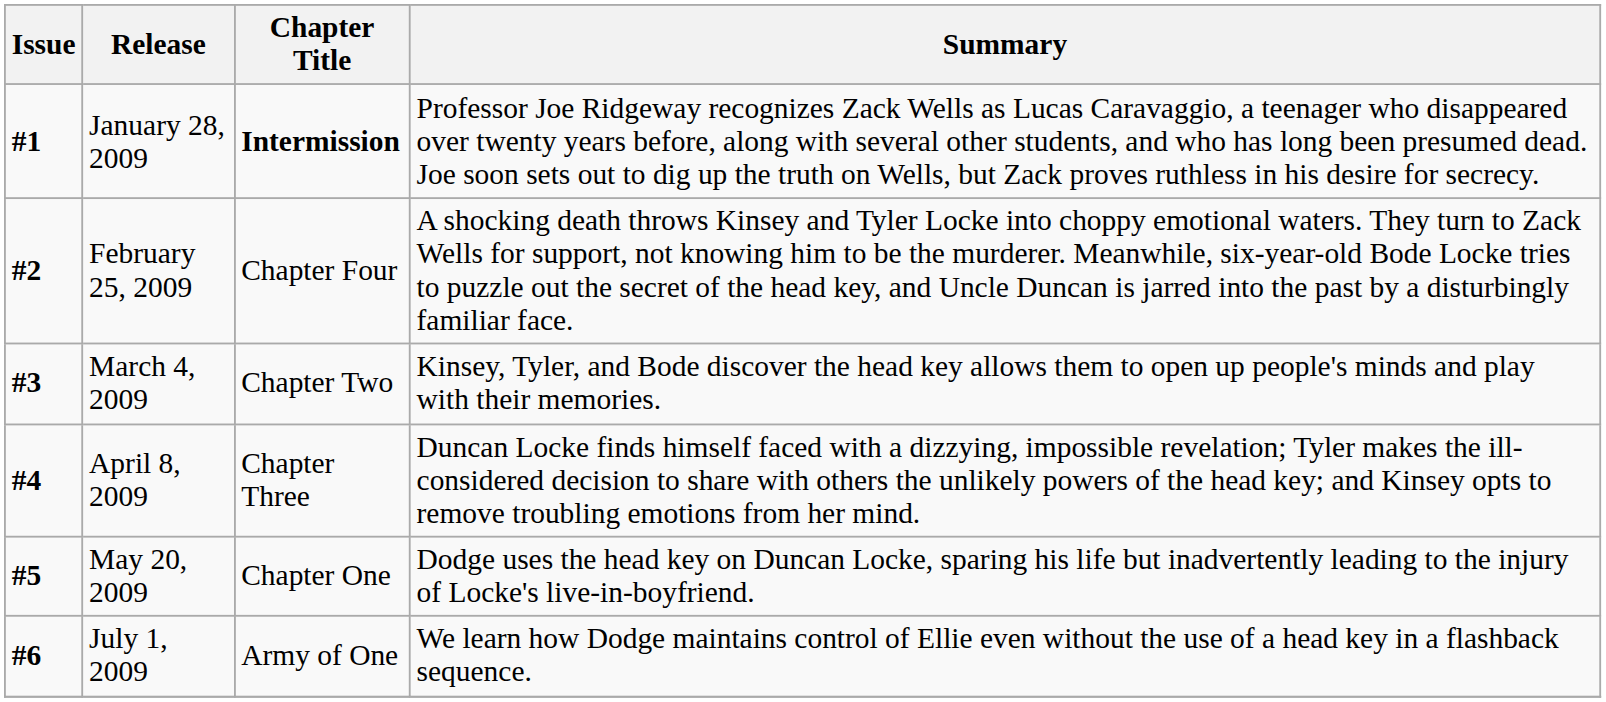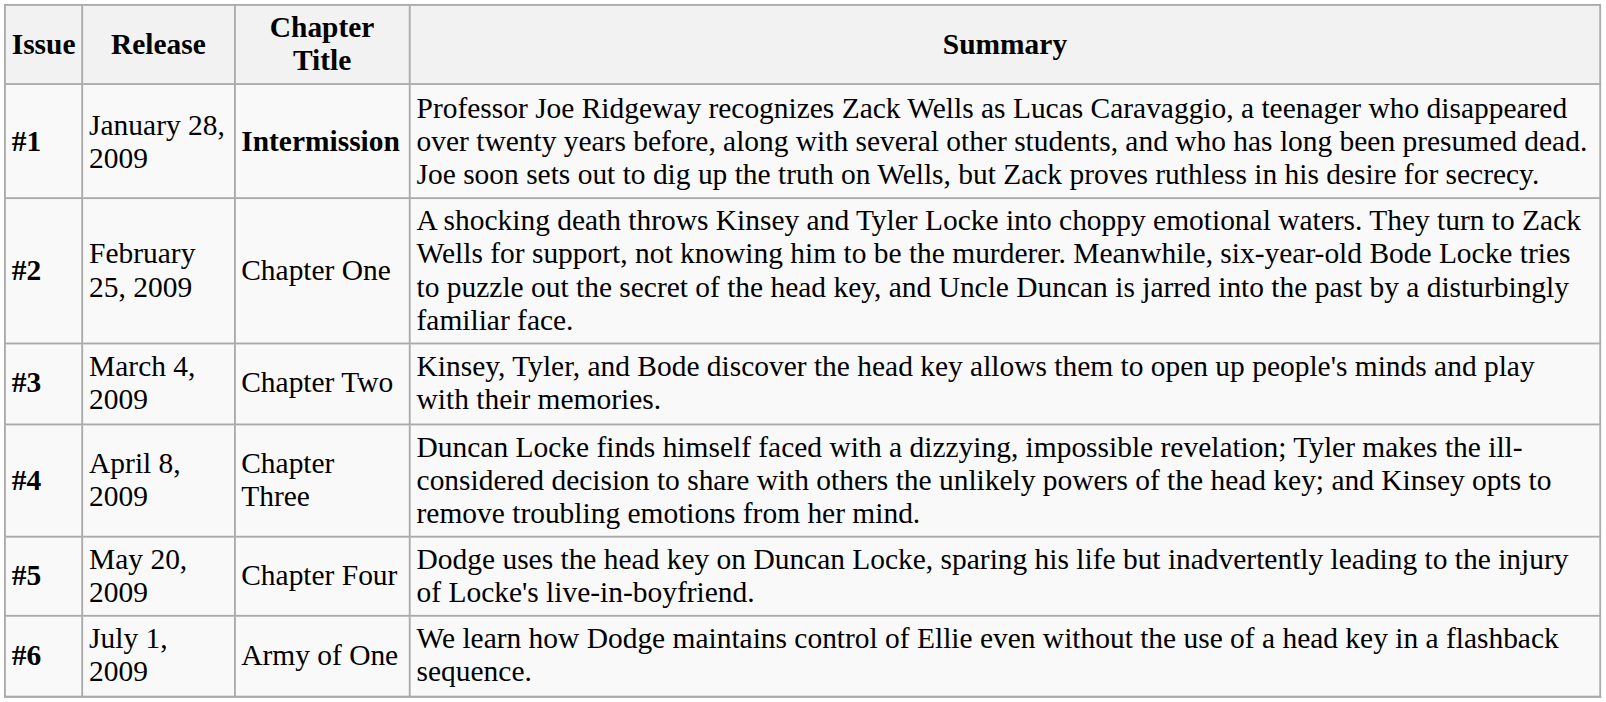(319, 270) Chapter Four -> (316, 270) Chapter One
(316, 575) Chapter One -> (319, 575) Chapter Four
